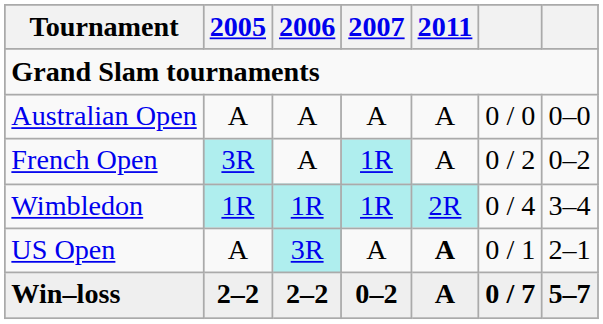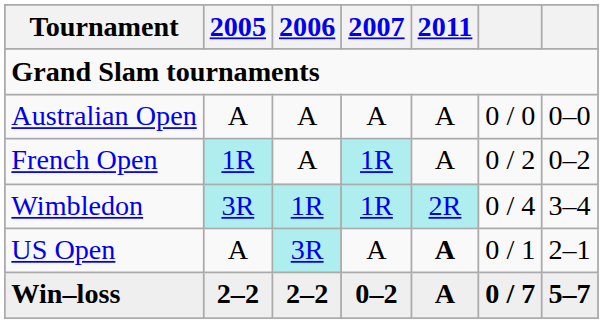(238, 160) 3R -> (238, 160) 1R
(238, 205) 1R -> (238, 205) 3R
